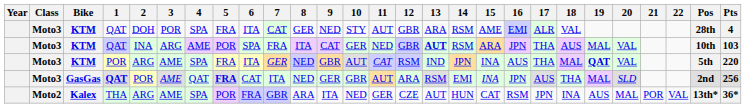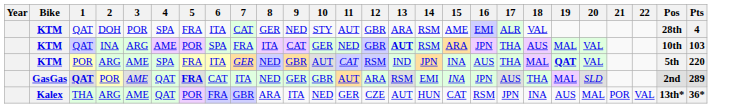- column: (47, 12)
(731, 78) 256 -> (697, 78) 289
(199, 95) SPA -> (165, 95) QAT
